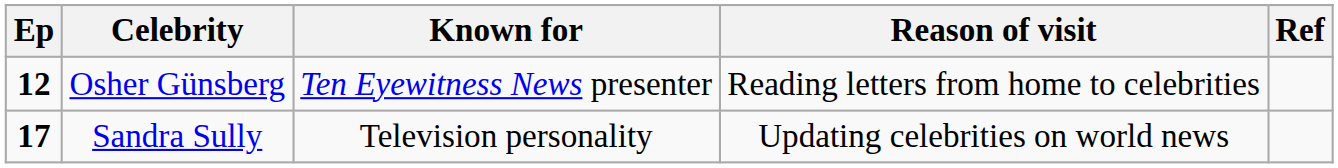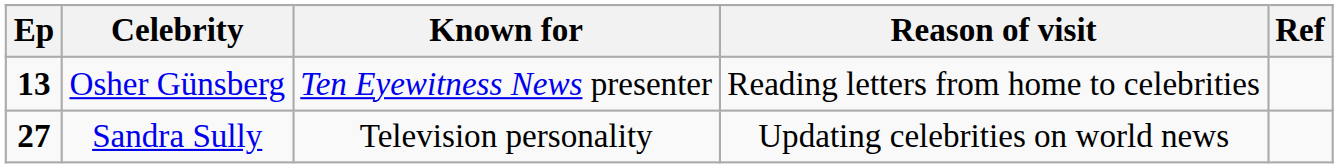(34, 83) 12 -> (34, 83) 13
(34, 135) 17 -> (34, 135) 27
